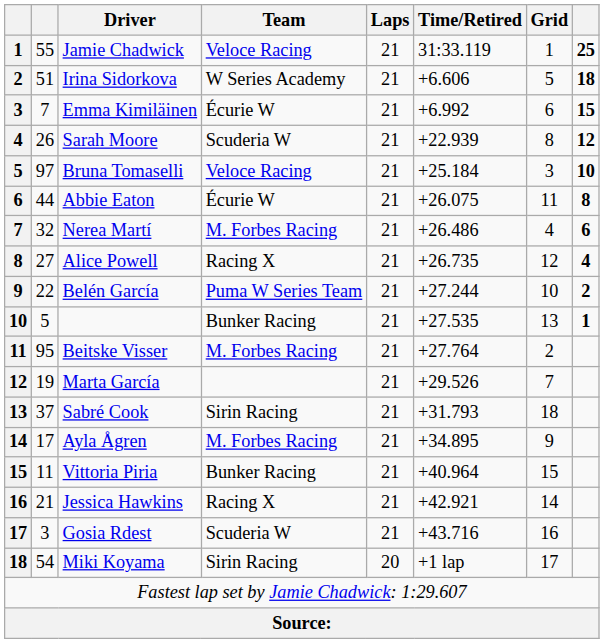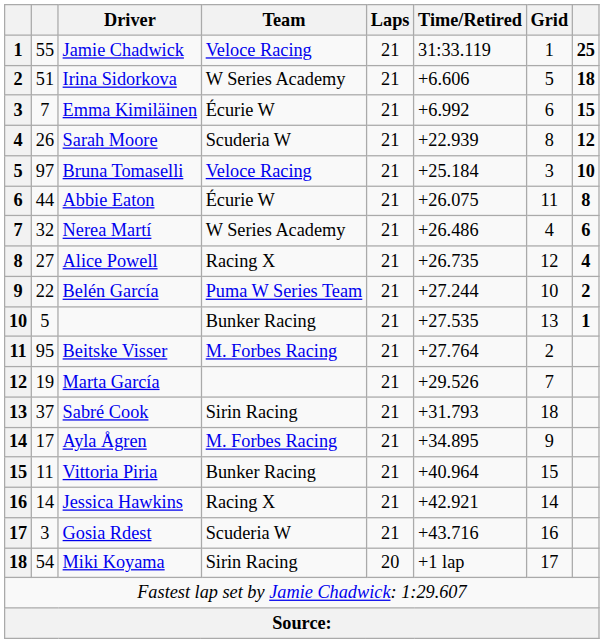(271, 231) M. Forbes Racing -> (276, 231) W Series Academy
(45, 502) 21 -> (45, 502) 14
